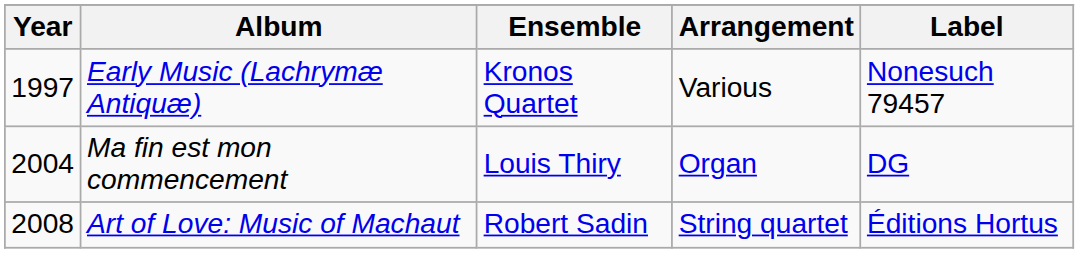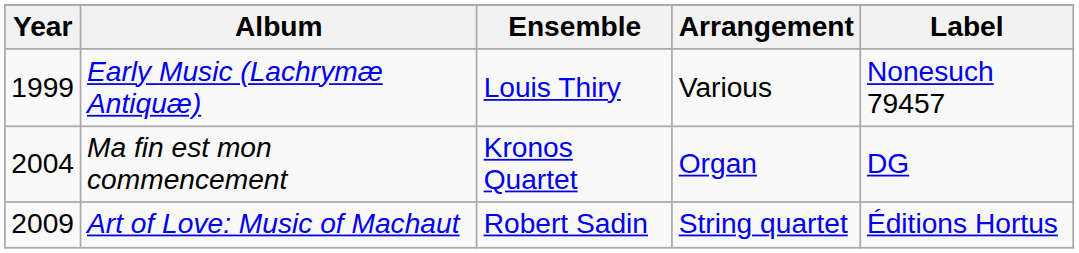(43, 87) 1997 -> (43, 87) 1999
(531, 87) Kronos Quartet -> (552, 87) Louis Thiry
(552, 163) Louis Thiry -> (531, 163) Kronos Quartet
(43, 224) 2008 -> (43, 224) 2009
